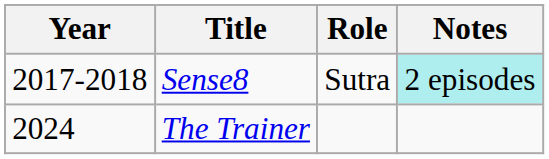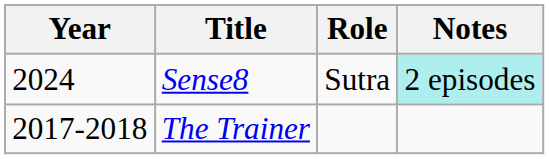(80, 78) 2017-2018 -> (43, 78) 2024
(43, 128) 2024 -> (80, 128) 2017-2018
